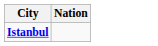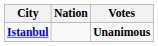+ column: (122, 13)
